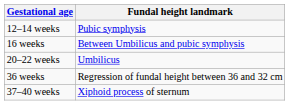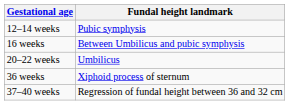(180, 76) Regression of fundal height between 36 and 32 cm -> (133, 76) Xiphoid process of sternum
(133, 92) Xiphoid process of sternum -> (180, 92) Regression of fundal height between 36 and 32 cm
